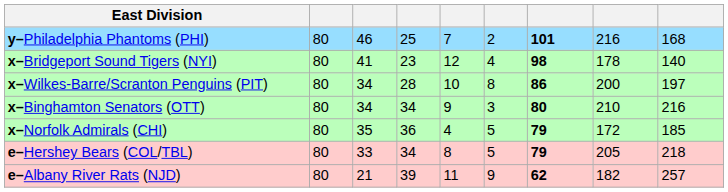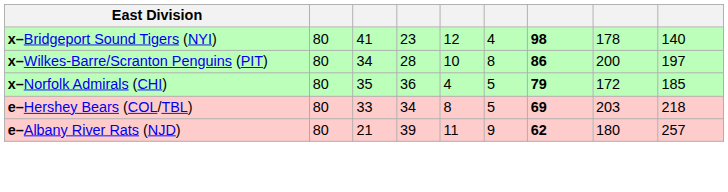- row: (108, 38)
- row: (106, 107)
(539, 152) 79 -> (539, 107) 69
(608, 152) 205 -> (608, 107) 203
(608, 175) 182 -> (608, 130) 180
